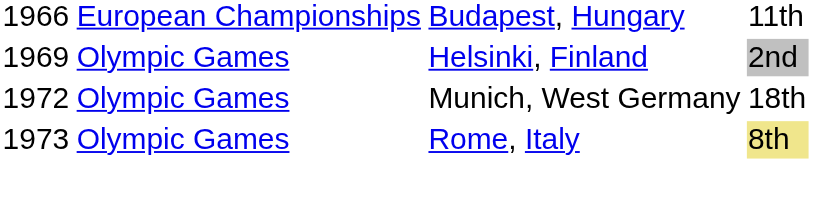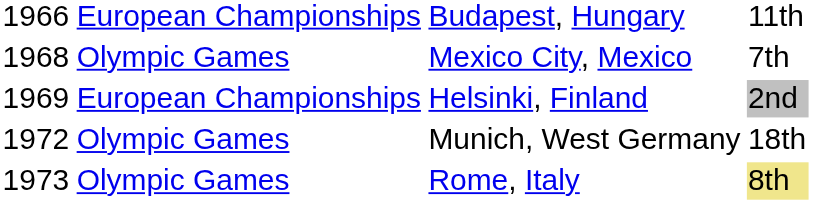+ row: (560, 57)
(183, 57) Olympic Games -> (249, 98) European Championships
